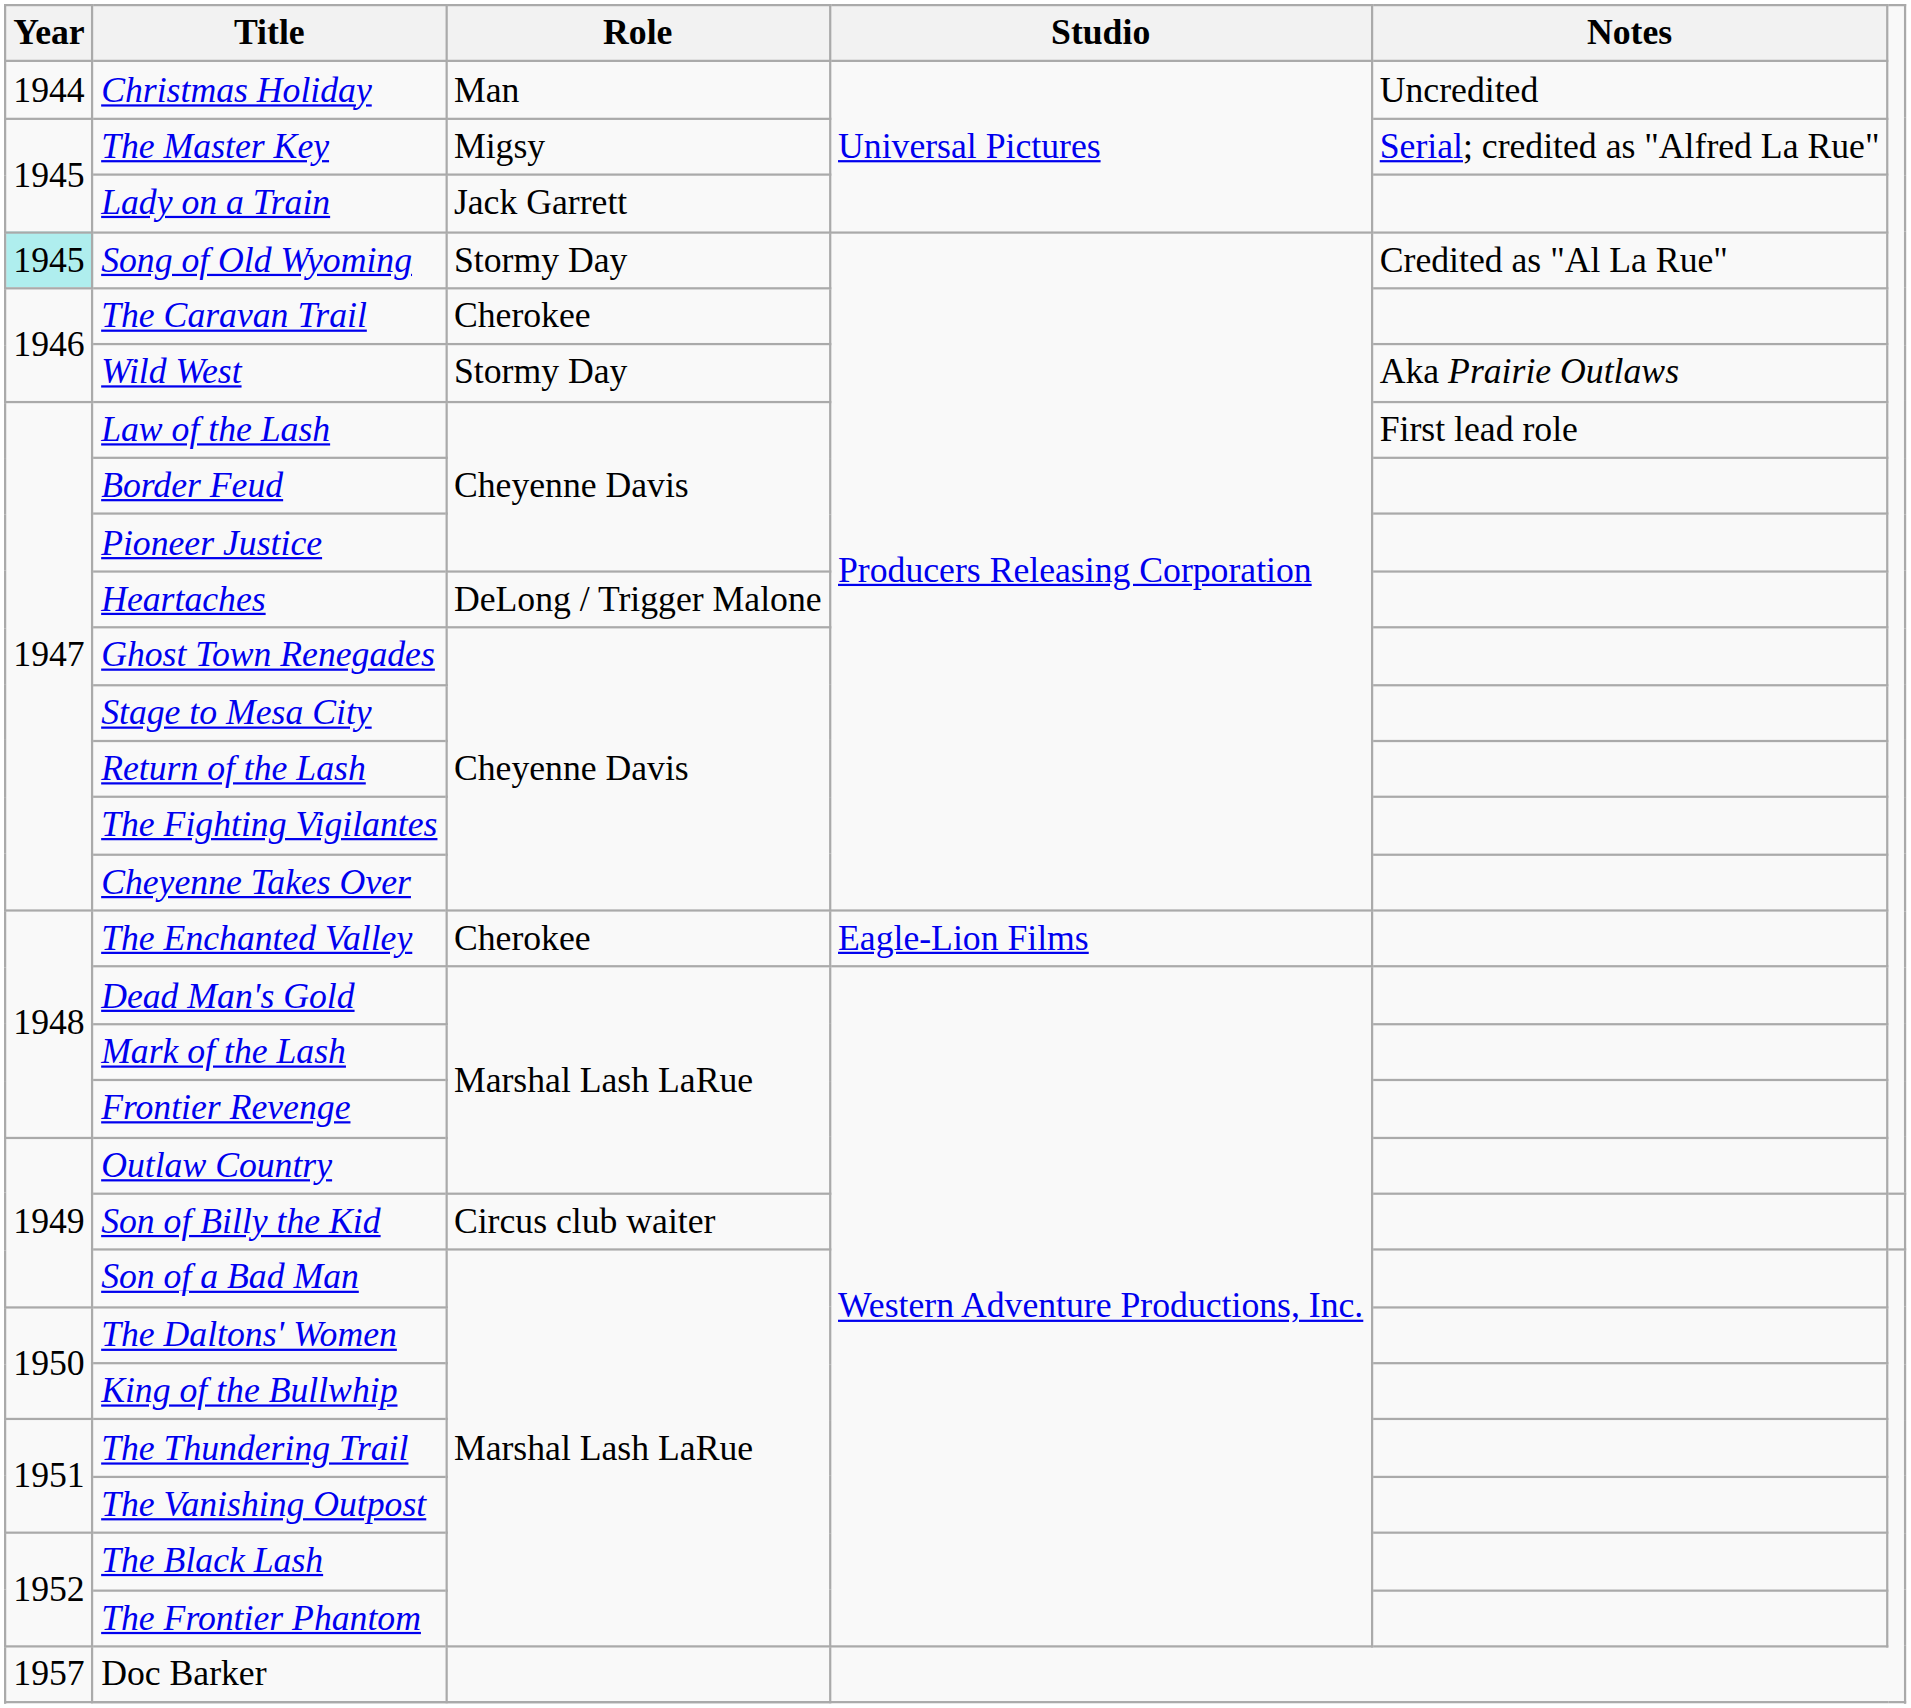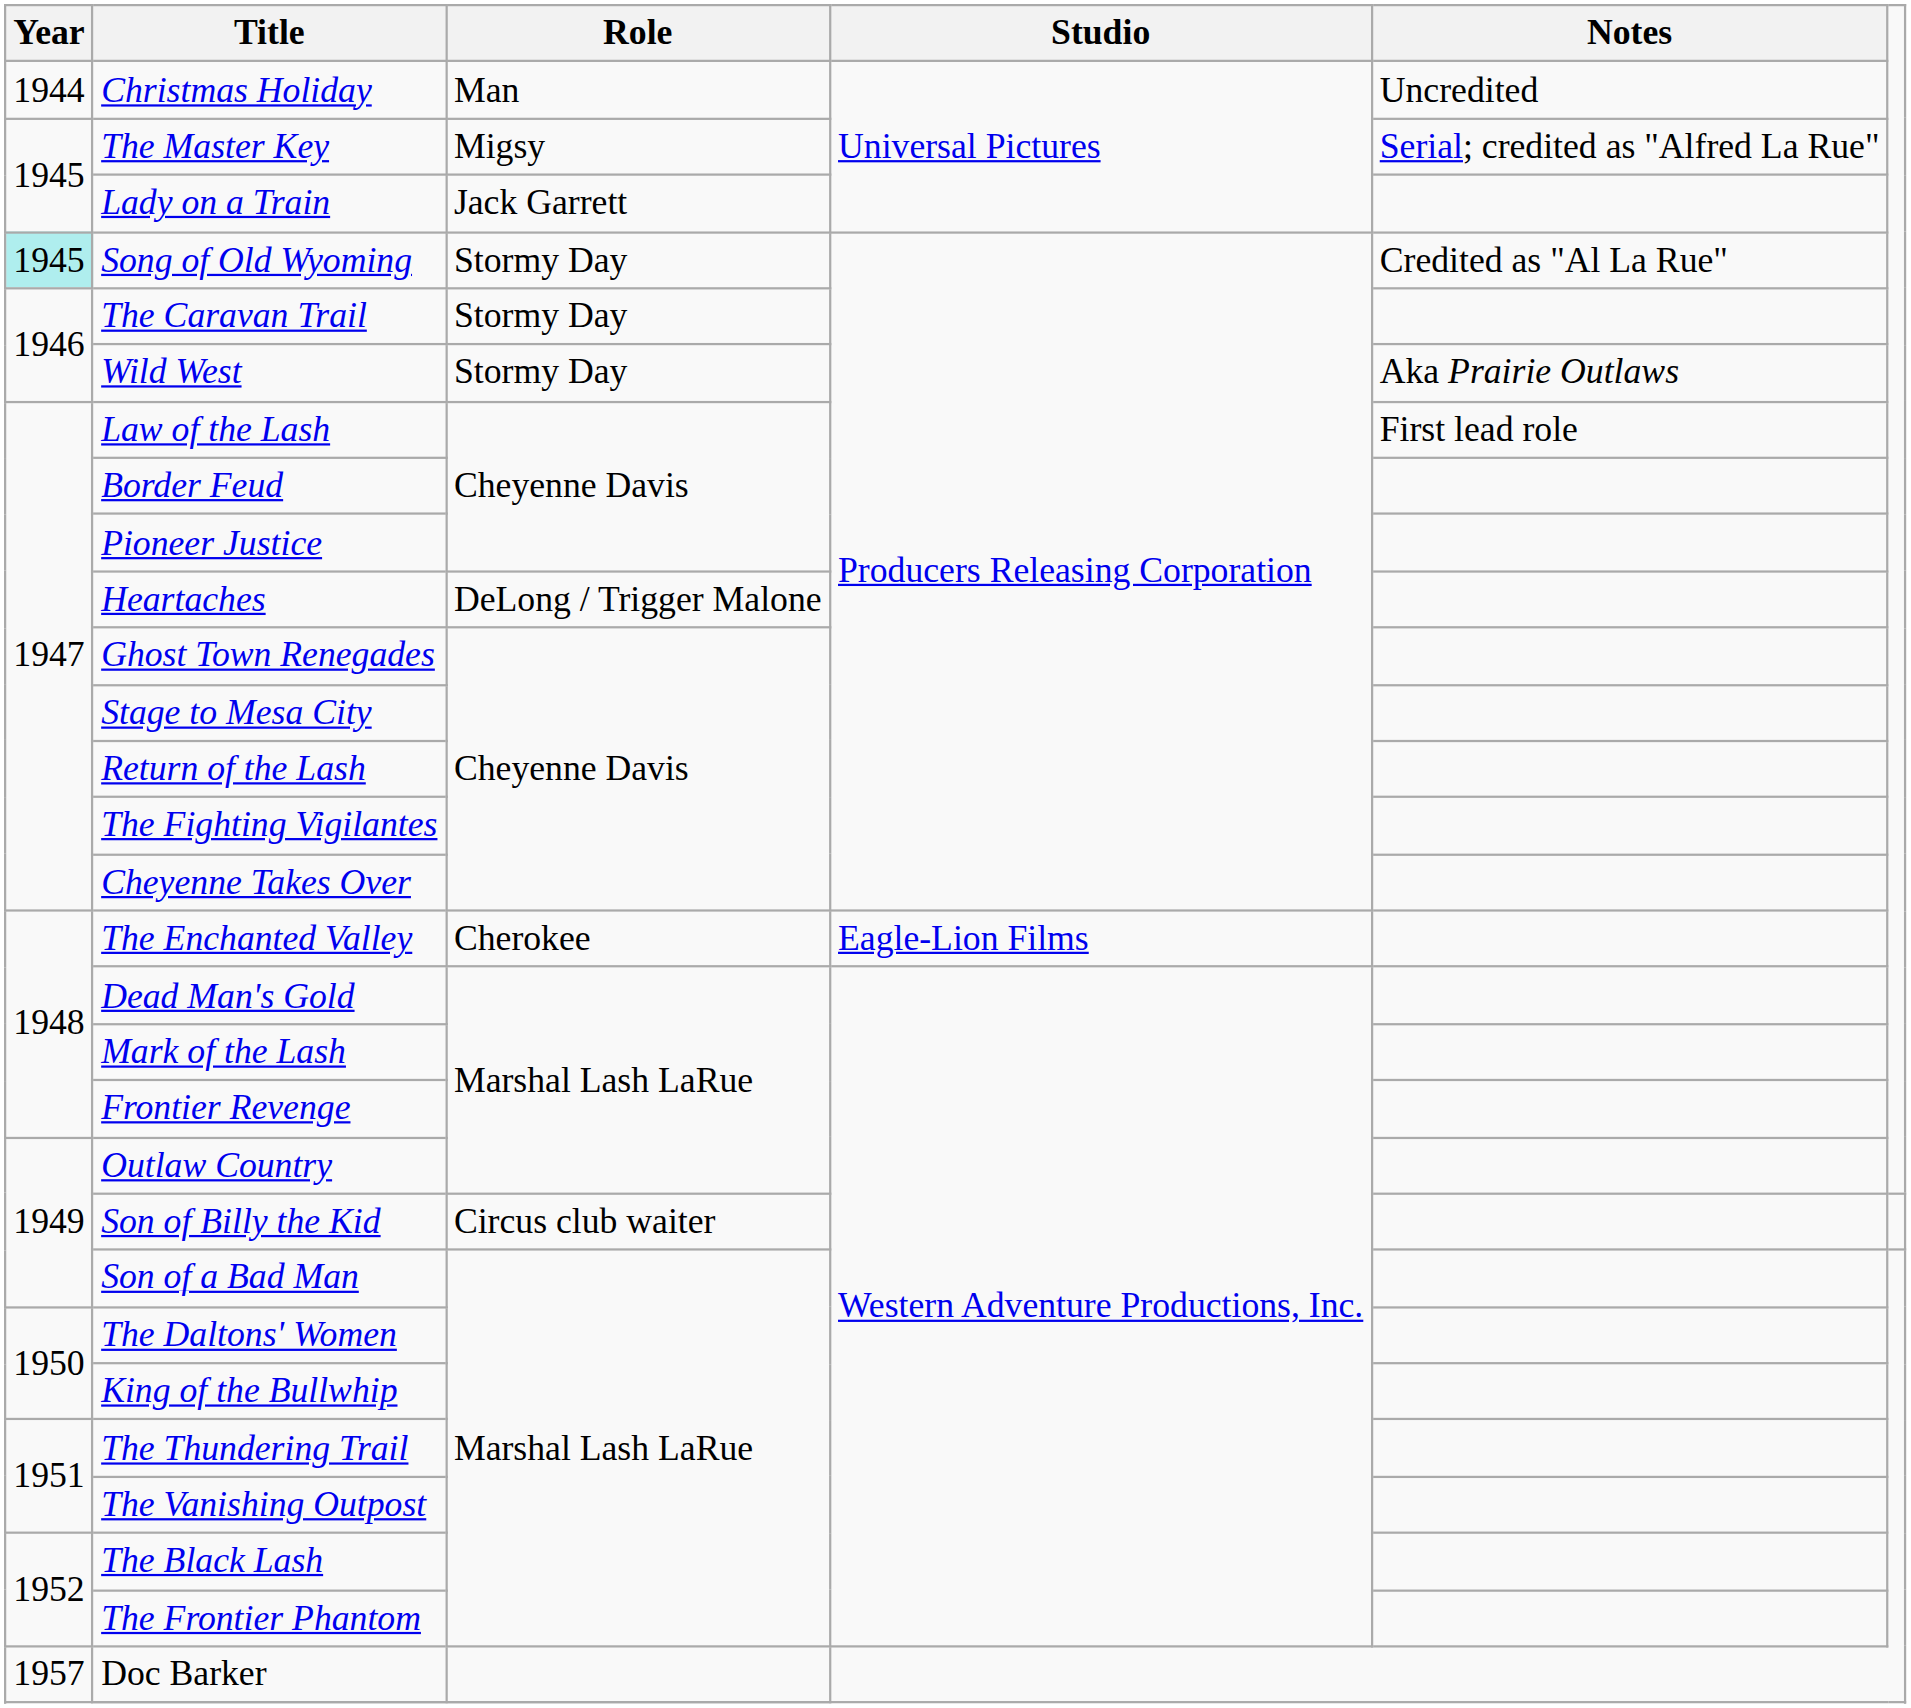(522, 315) Cherokee -> (541, 315) Stormy Day
